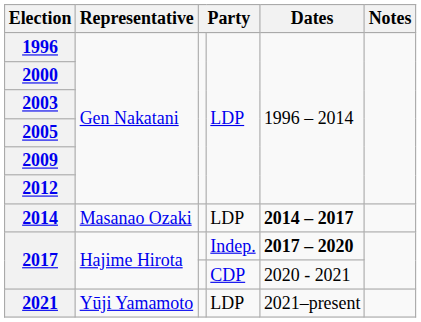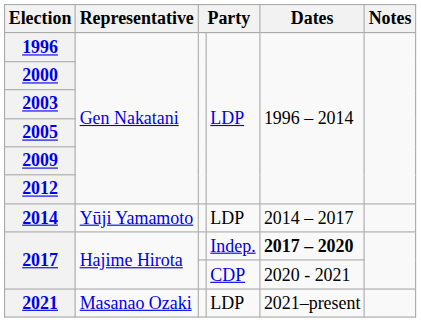(136, 217) Masanao Ozaki -> (136, 217) Yūji Yamamoto
(309, 217) bold -> (309, 217) normal
(136, 302) Yūji Yamamoto -> (136, 302) Masanao Ozaki
